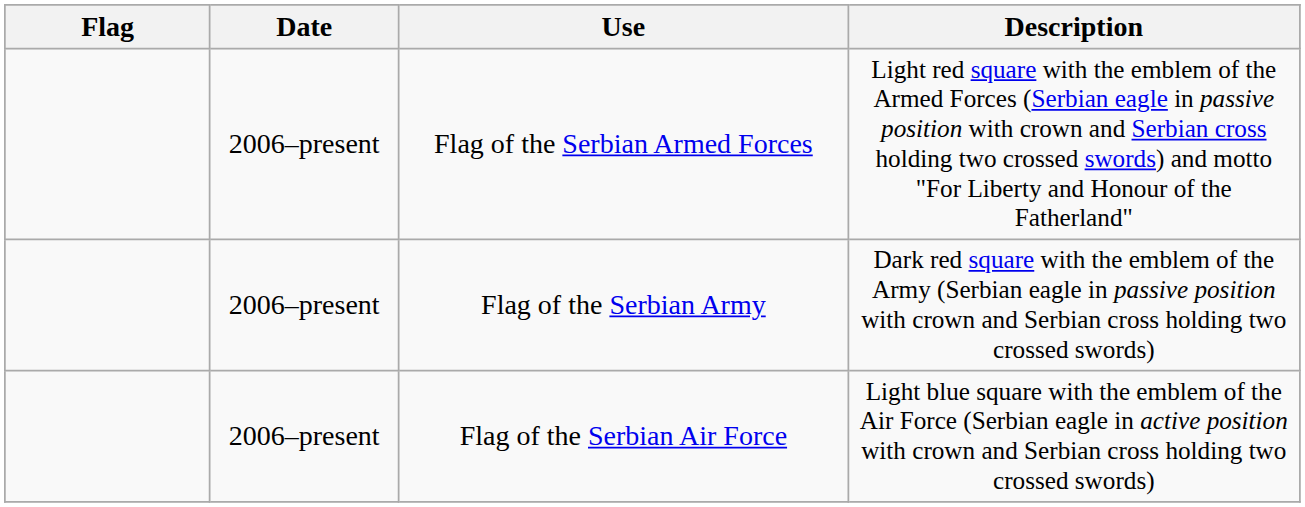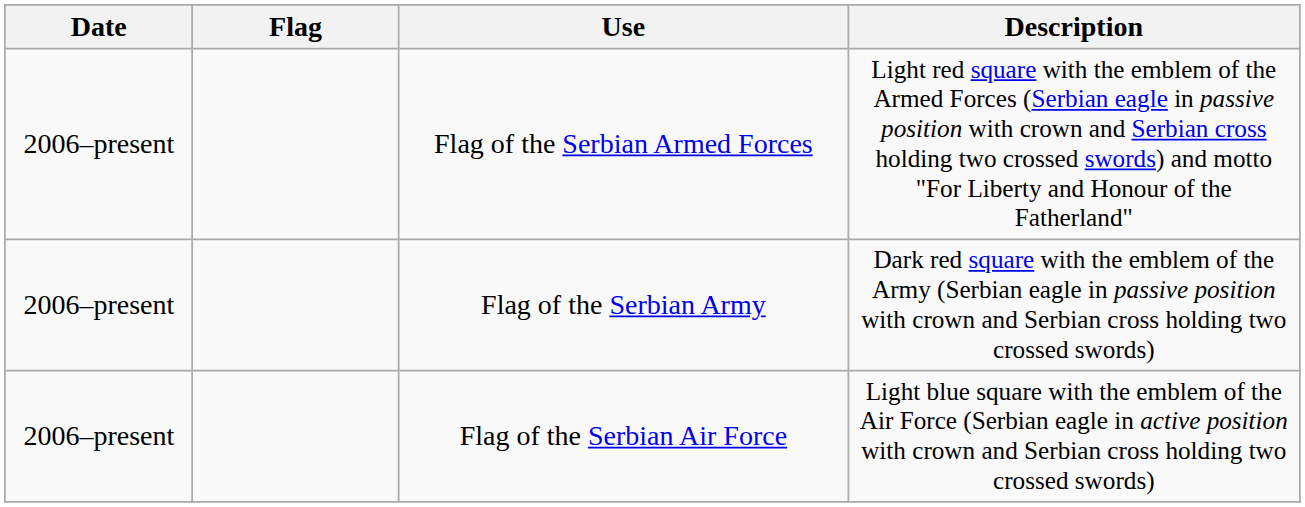columns swapped: (108, 26) <-> (304, 26)
